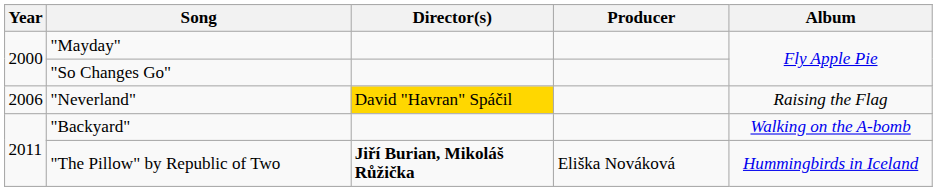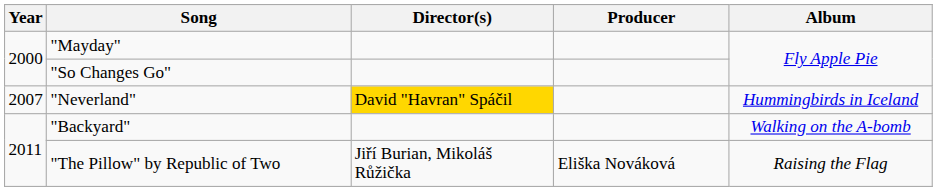(26, 99) 2006 -> (26, 99) 2007
(831, 99) Raising the Flag -> (831, 99) Hummingbirds in Iceland
(429, 163) bold -> (423, 163) normal
(831, 163) Hummingbirds in Iceland -> (831, 163) Raising the Flag
